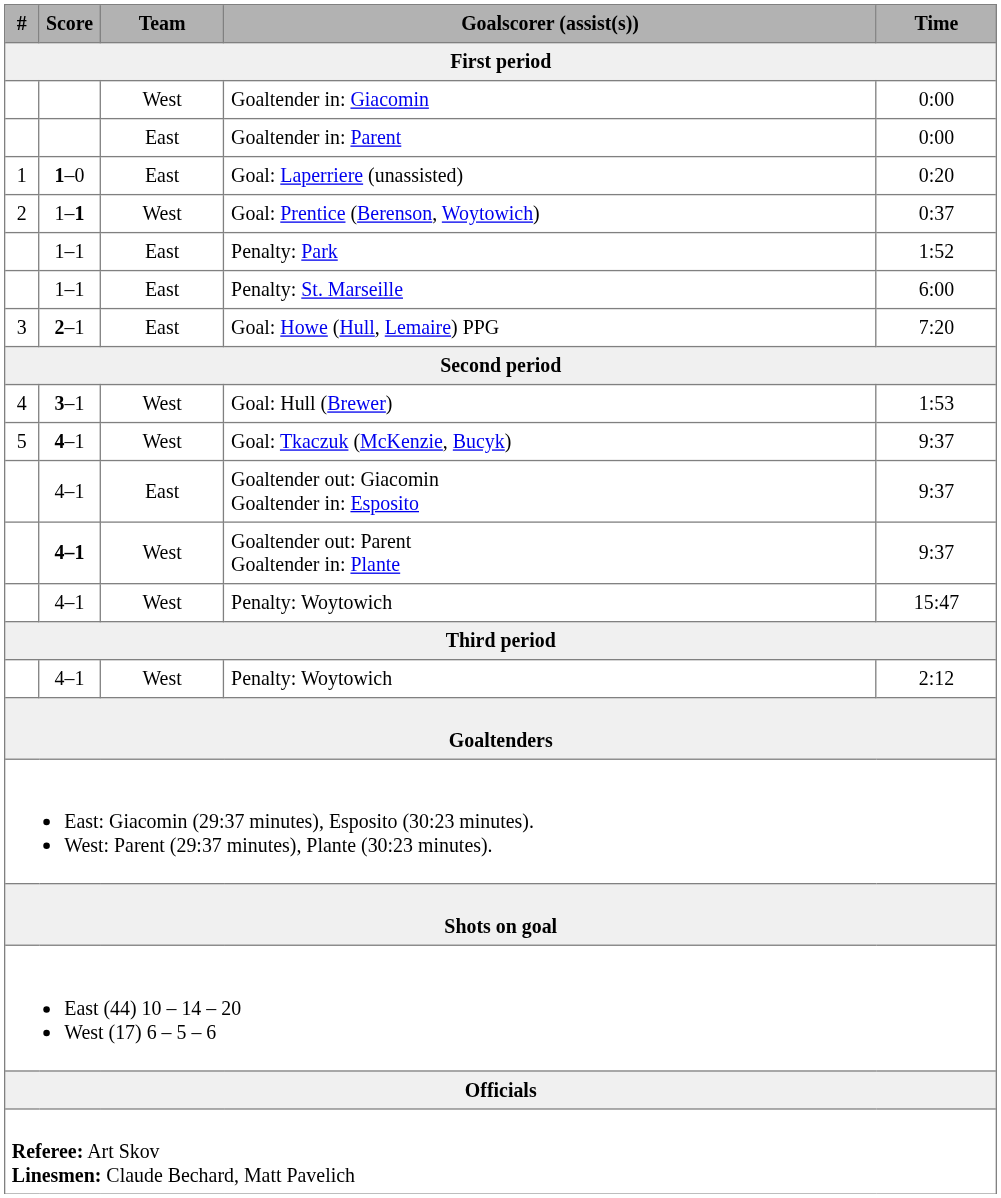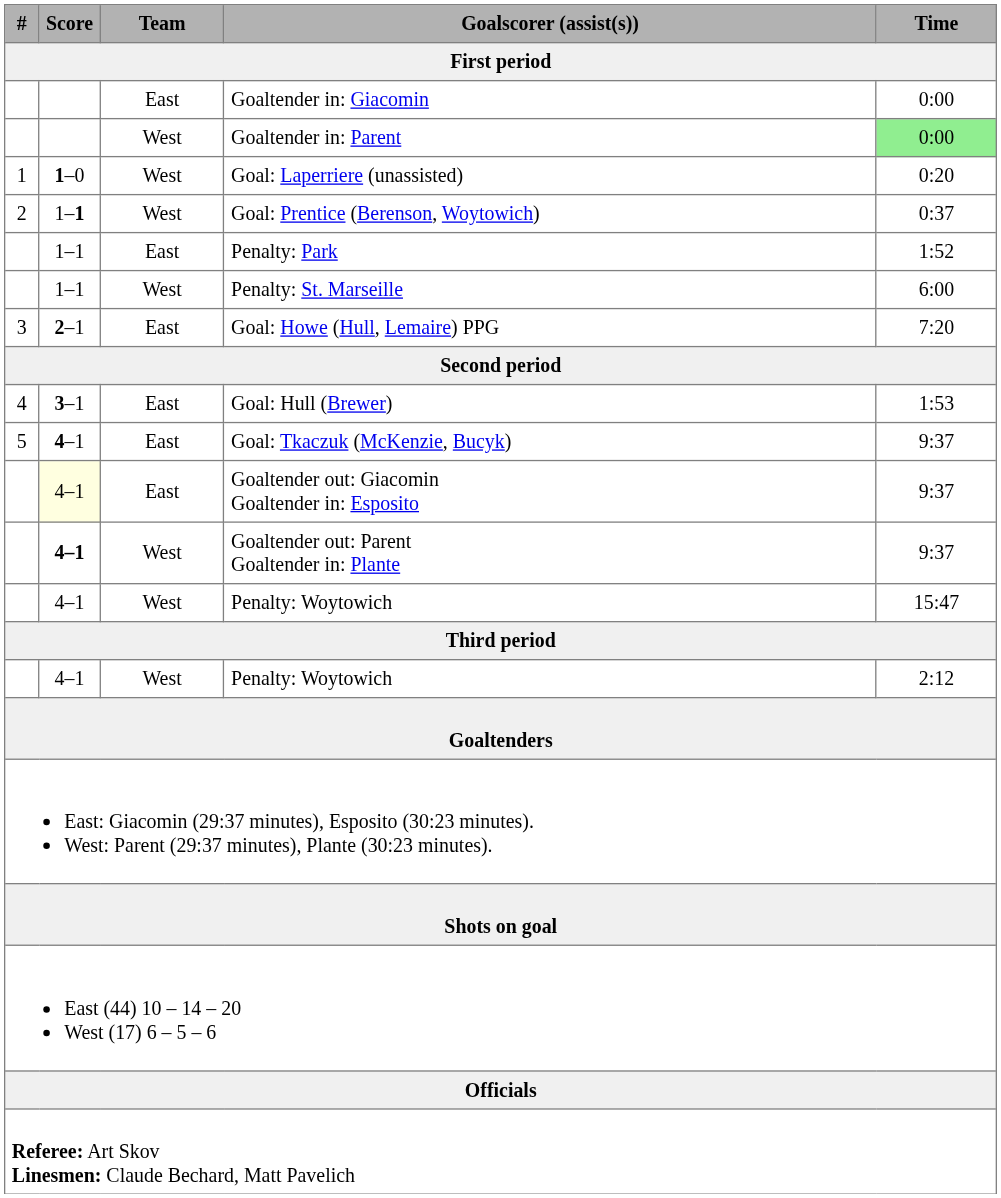(162, 99) West -> (162, 99) East
(162, 137) East -> (162, 137) West
(936, 137) no background -> (936, 137) lightgreen background
(162, 175) East -> (162, 175) West
(162, 289) East -> (162, 289) West
(162, 403) West -> (162, 403) East
(162, 441) West -> (162, 441) East
(69, 491) no background -> (69, 491) lightyellow background
